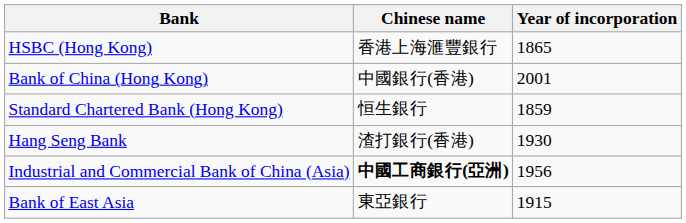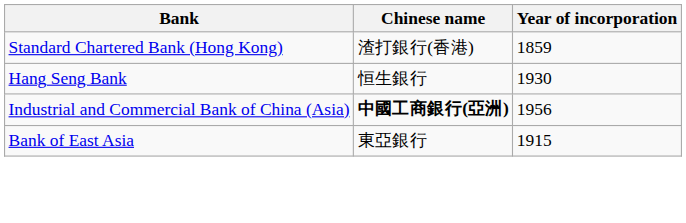- row: (80, 47)
- row: (108, 78)
(392, 108) 恒生銀行 -> (416, 47) 渣打銀行(香港)
(416, 139) 渣打銀行(香港) -> (392, 78) 恒生銀行
